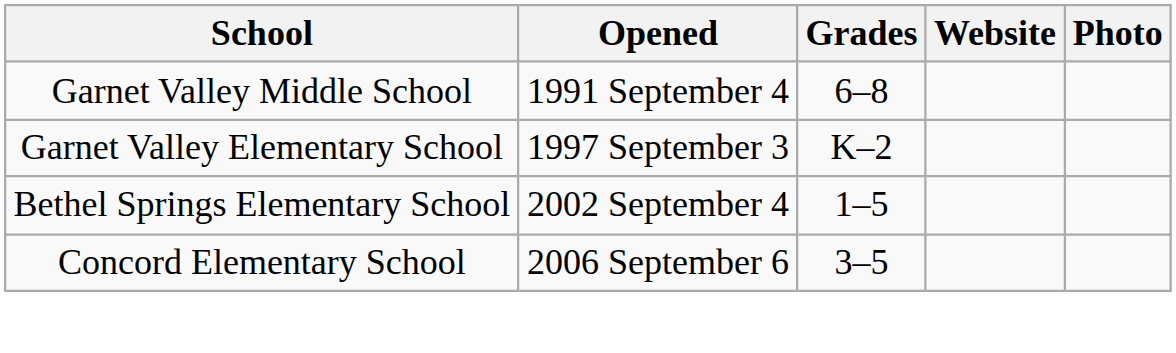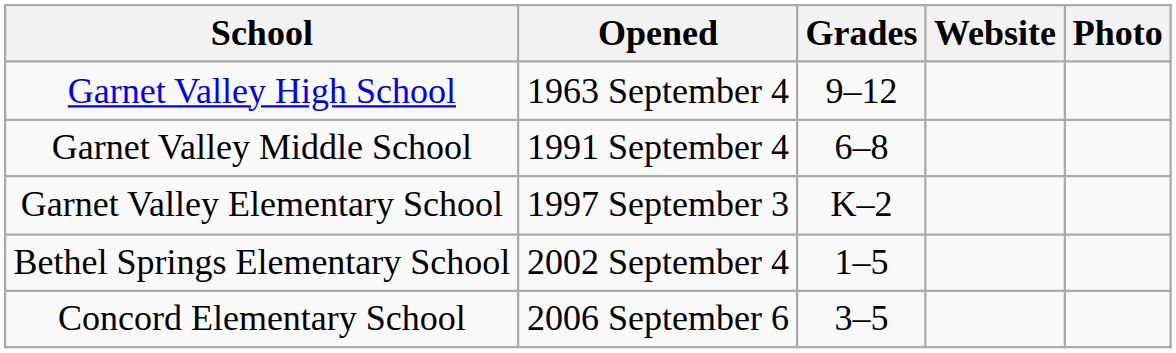+ row: (262, 90)
